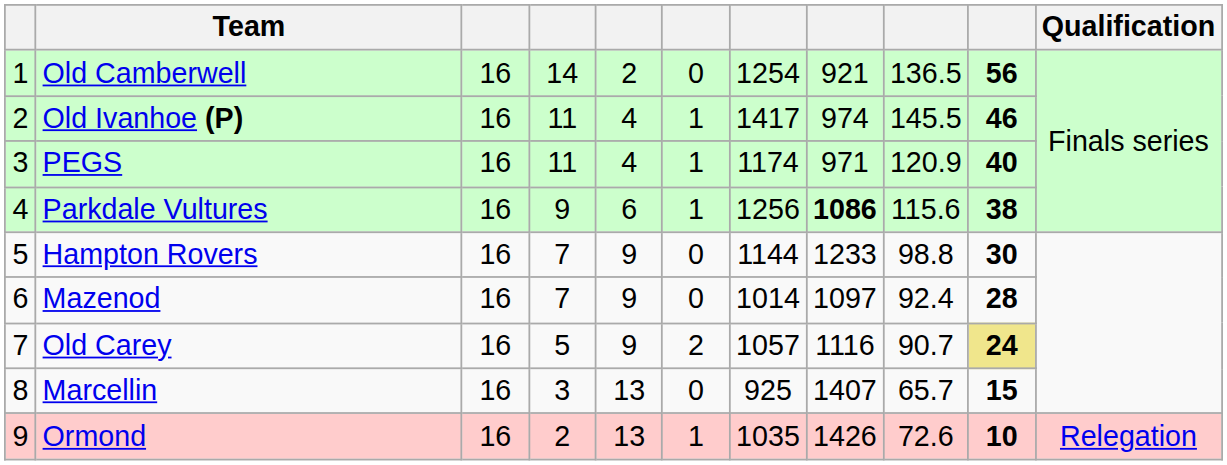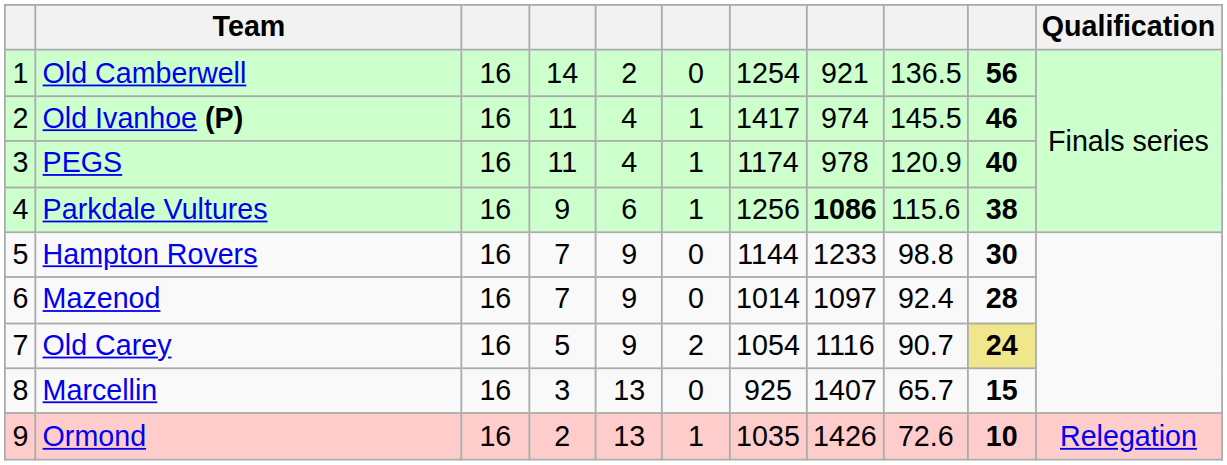(845, 163) 971 -> (845, 163) 978
(768, 345) 1057 -> (768, 345) 1054
